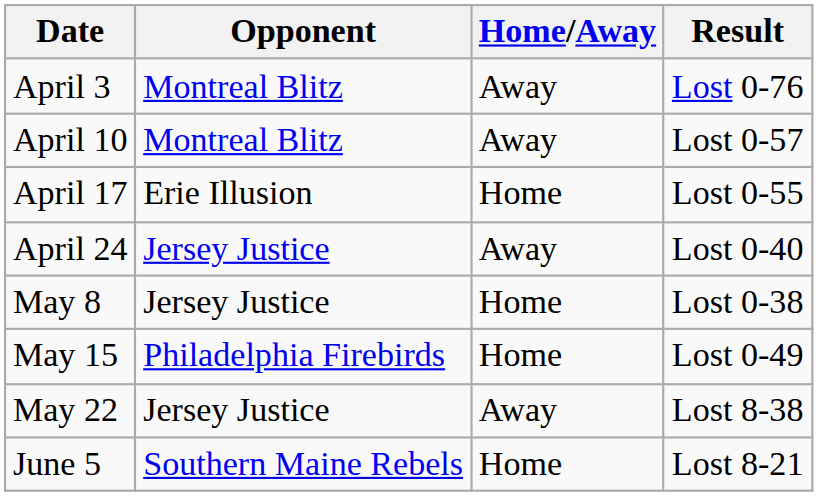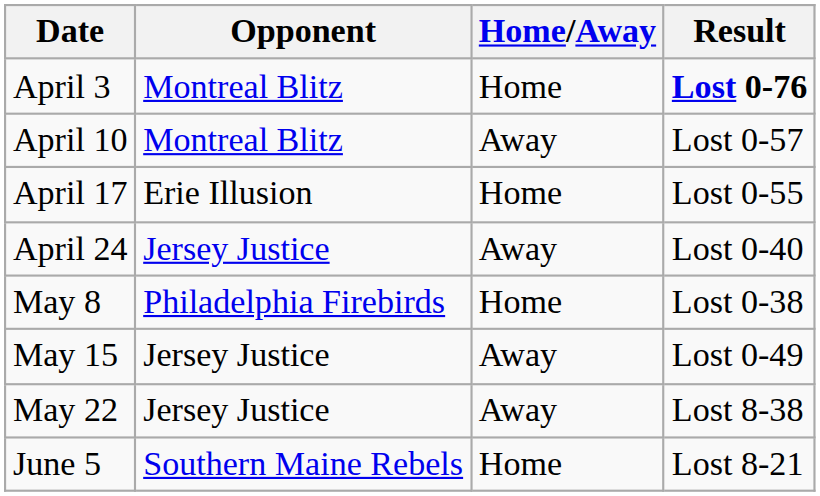(518, 85) Away -> (520, 85) Home
(738, 85) normal -> (740, 85) bold
(236, 301) Jersey Justice -> (294, 301) Philadelphia Firebirds
(294, 355) Philadelphia Firebirds -> (236, 355) Jersey Justice
(520, 355) Home -> (518, 355) Away
